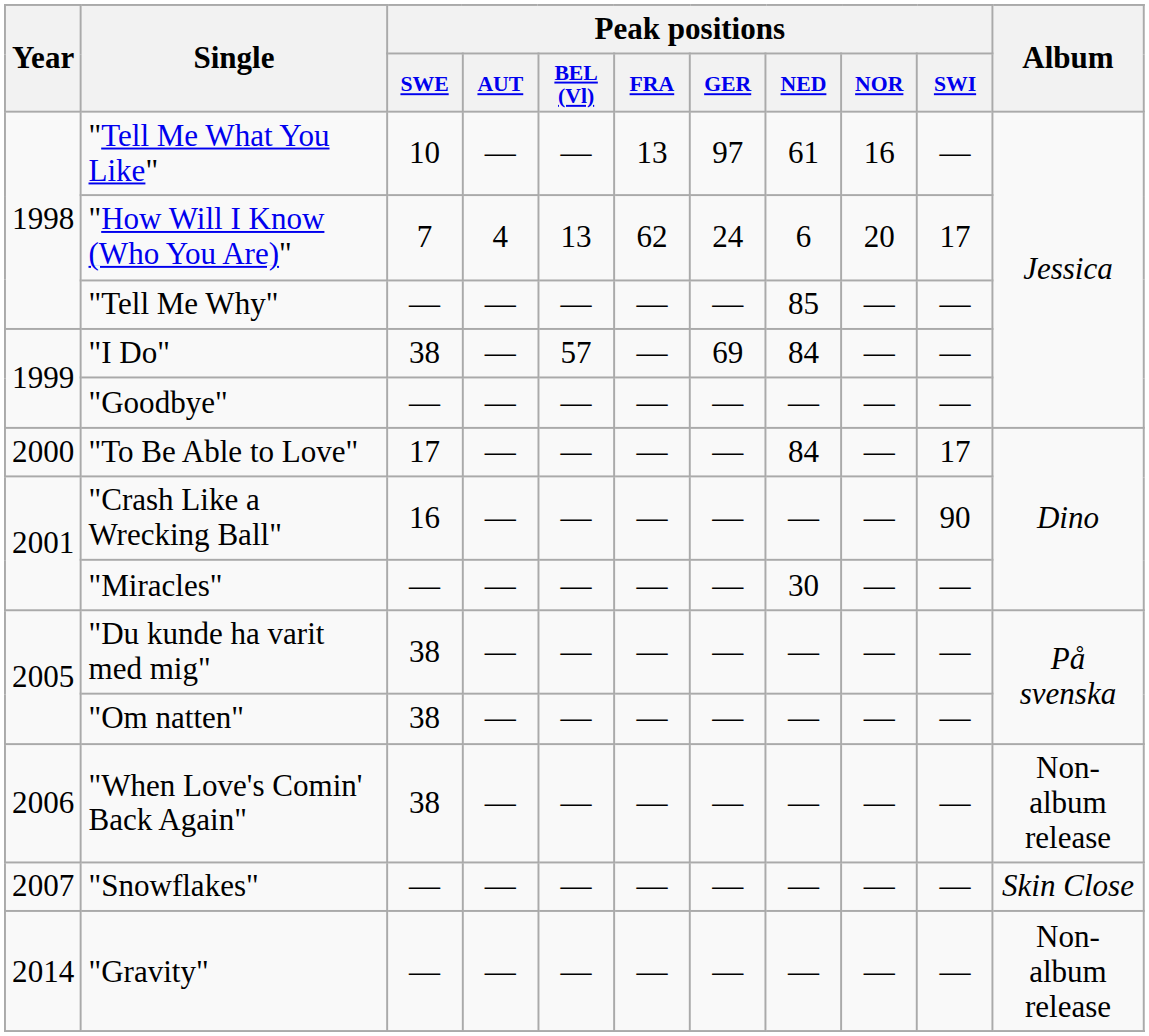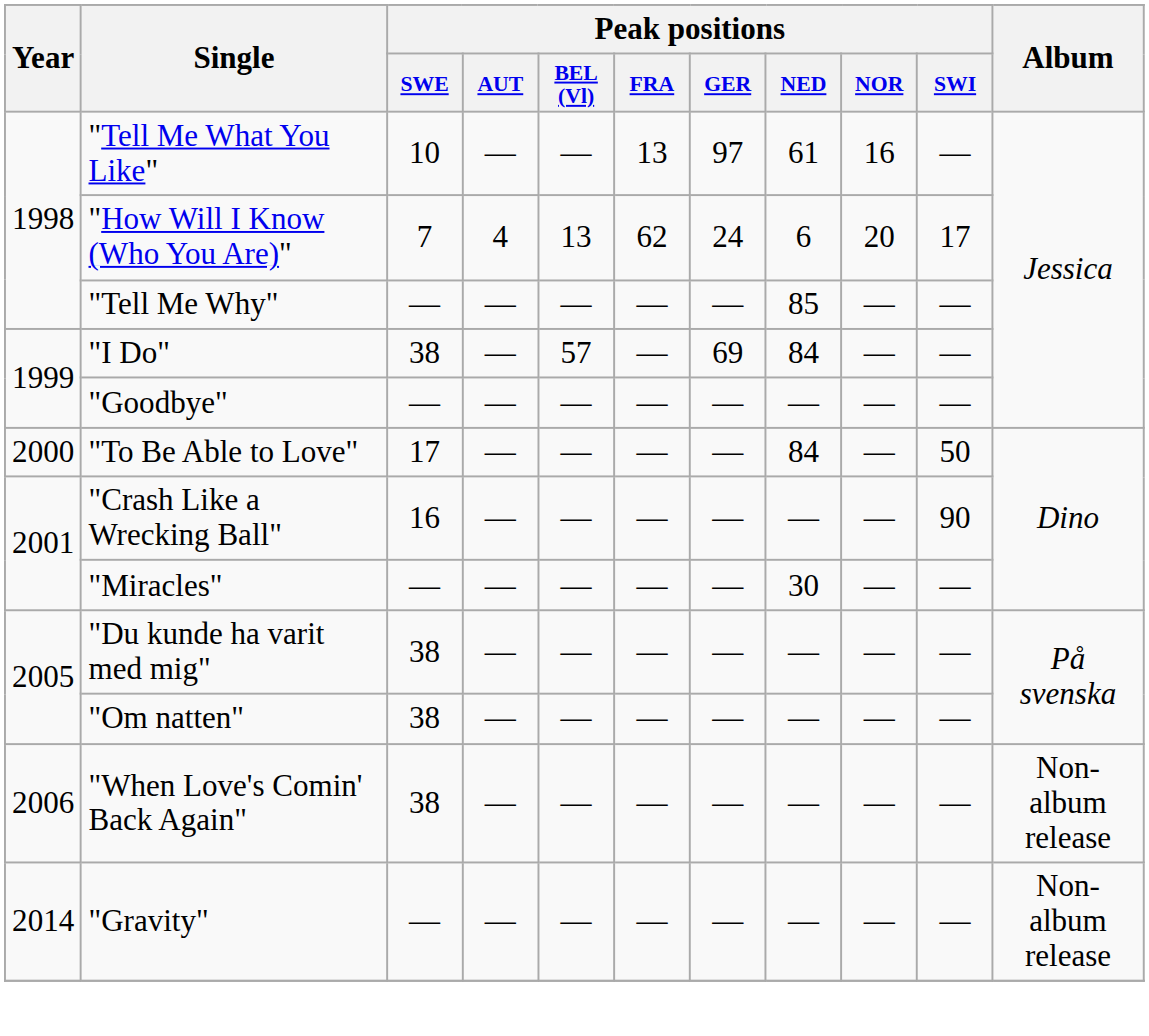(955, 451) 17 -> (955, 451) 50
- row: (174, 886)
